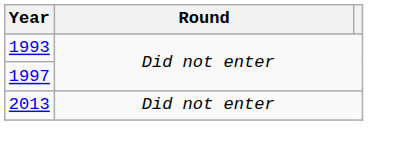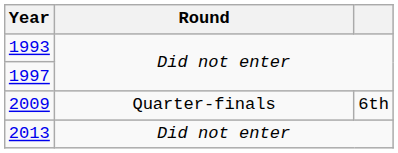+ row: (29, 105)
